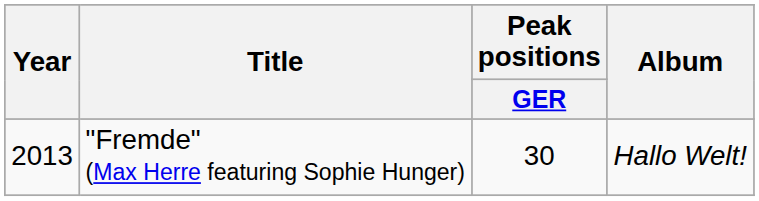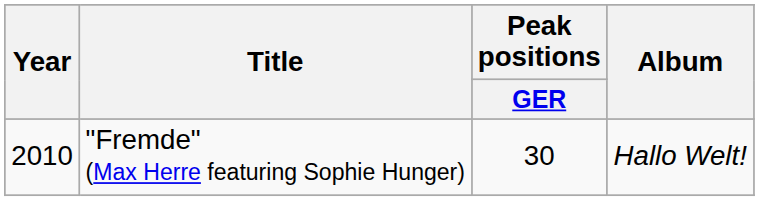(42, 156) 2013 -> (42, 156) 2010
